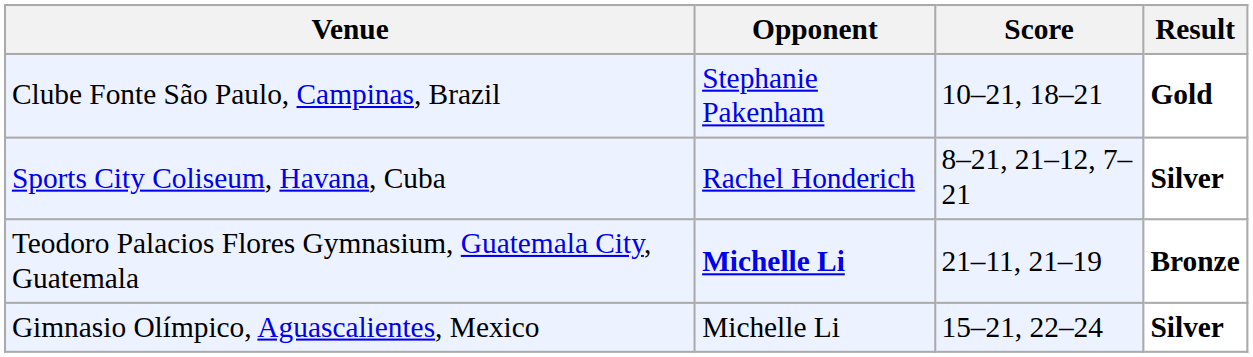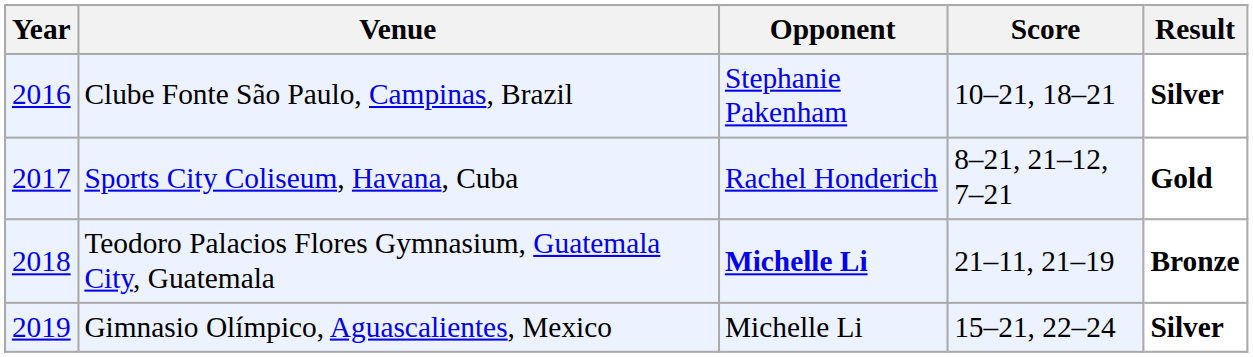+ column: (41, 29)
(1182, 94) Gold -> (1187, 94) Silver
(1187, 178) Silver -> (1181, 178) Gold
